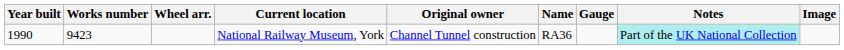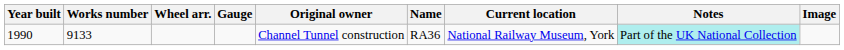columns swapped: (597, 14) <-> (301, 14)
(79, 34) 9423 -> (79, 34) 9133
